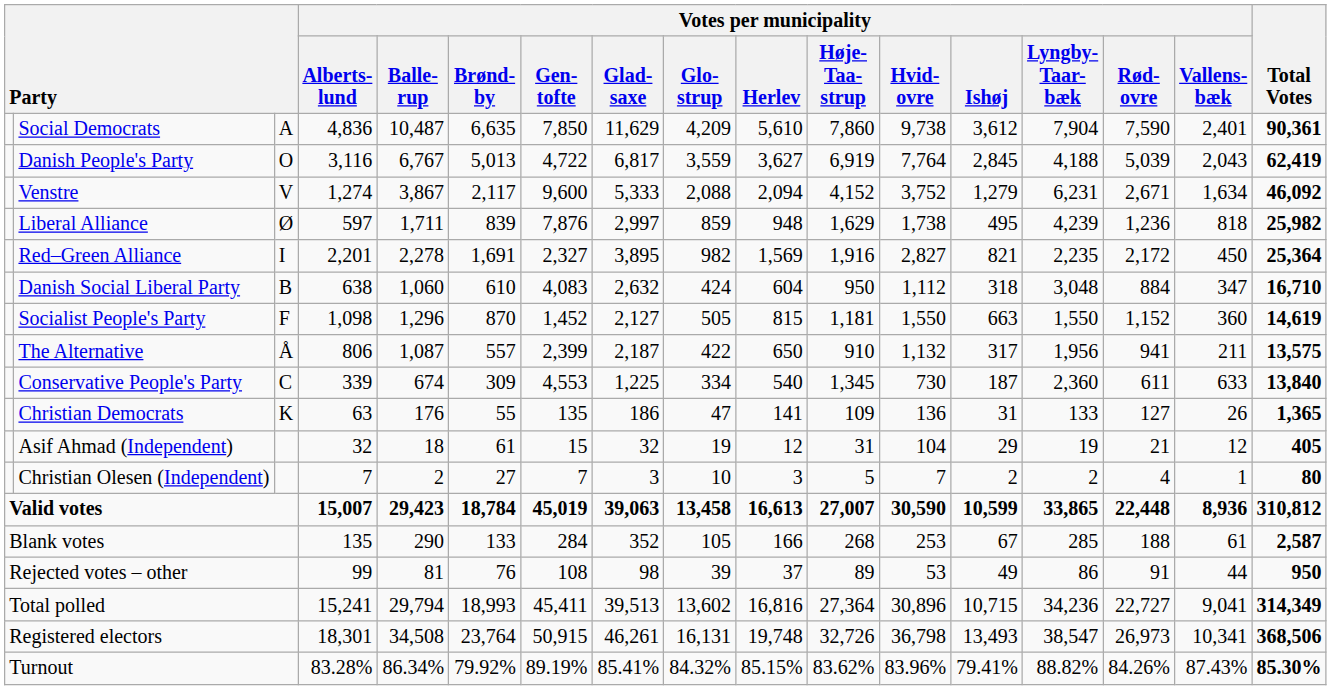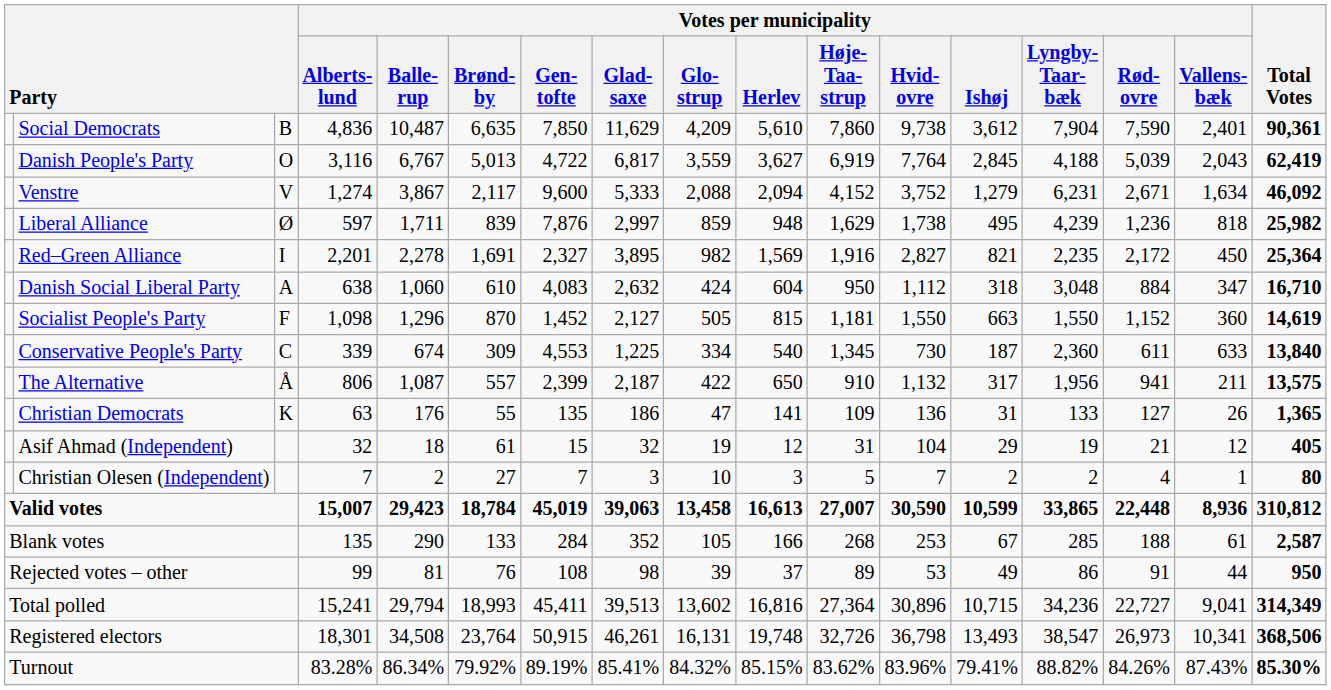(286, 128) A -> (285, 128) B
(285, 287) B -> (286, 287) A
rows swapped: (130, 382) <-> (81, 350)
